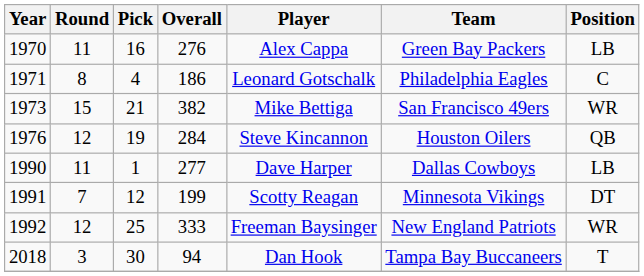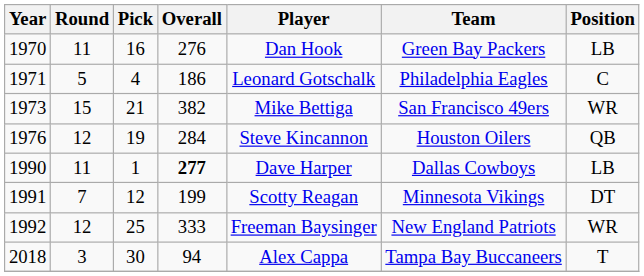(304, 49) Alex Cappa -> (304, 49) Dan Hook
(82, 78) 8 -> (82, 78) 5
(192, 167) normal -> (192, 167) bold
(304, 256) Dan Hook -> (304, 256) Alex Cappa
